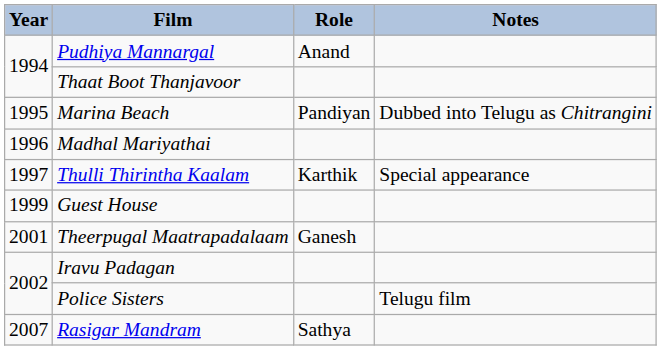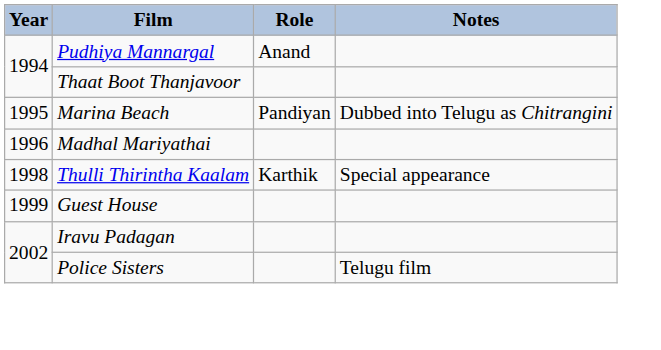(29, 174) 1997 -> (29, 174) 1998
- row: (173, 236)
- row: (129, 329)
